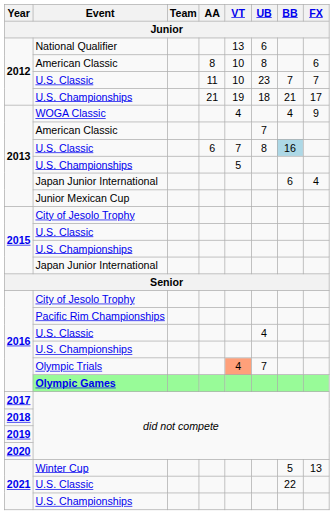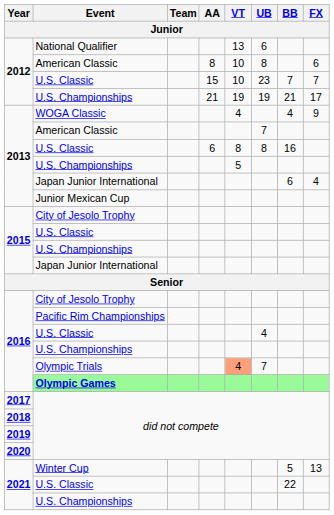(212, 80) 11 -> (212, 80) 15
(264, 97) 18 -> (264, 97) 19
(238, 148) 7 -> (238, 148) 8
(290, 148) lightblue background -> (290, 148) no background
